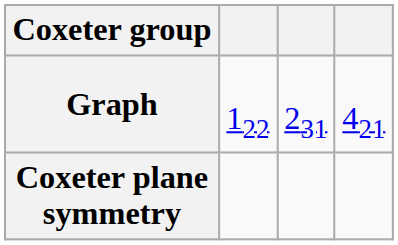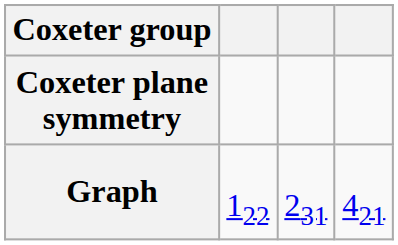rows swapped: (112, 103) <-> (112, 195)
